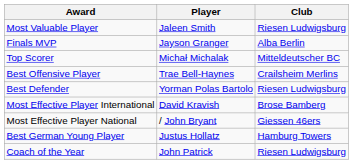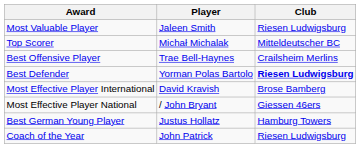- row: (32, 43)
(302, 89) normal -> (306, 74) bold
